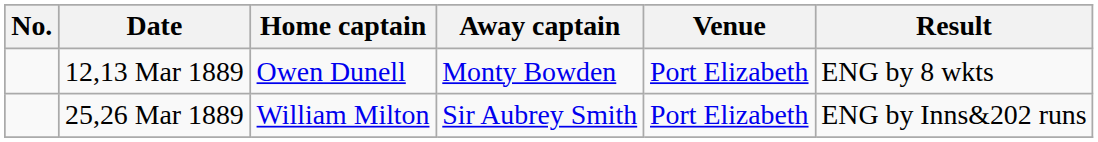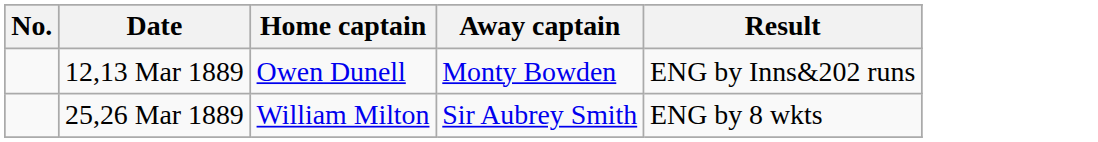- column: (729, 26)
(908, 70) ENG by 8 wkts -> (783, 70) ENG by Inns&202 runs
(954, 114) ENG by Inns&202 runs -> (736, 114) ENG by 8 wkts
